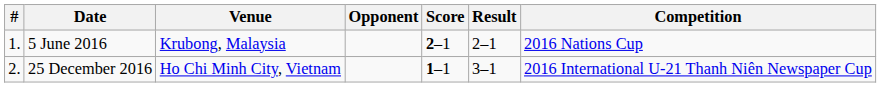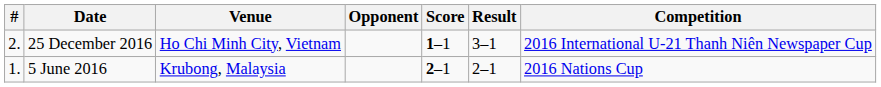rows swapped: (67, 43) <-> (90, 69)
